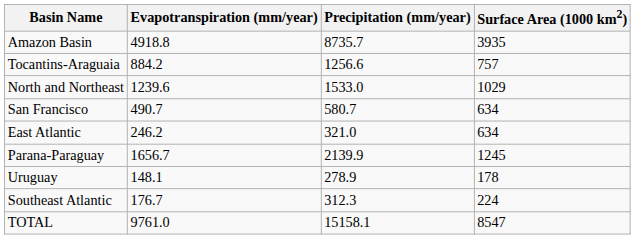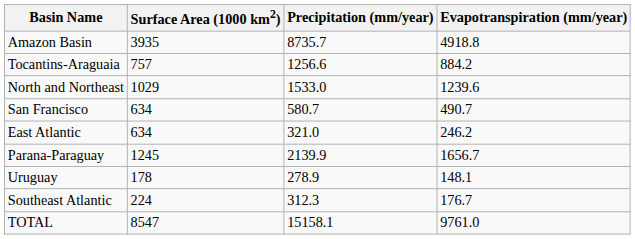columns swapped: (552, 17) <-> (224, 17)
